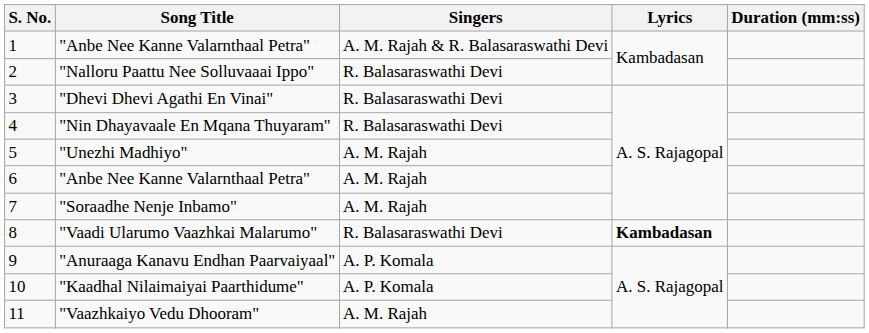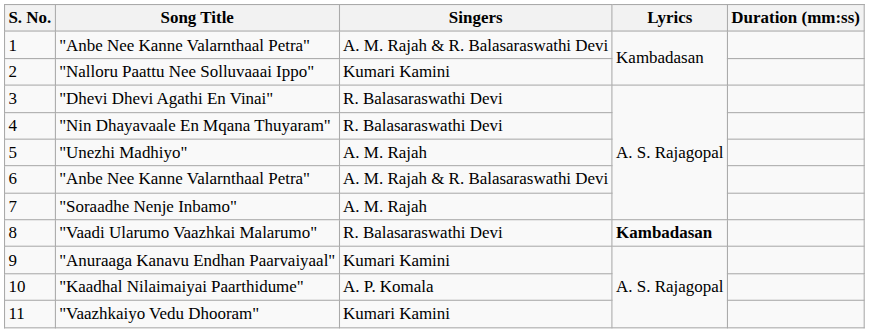(423, 71) R. Balasaraswathi Devi -> (397, 71) Kumari Kamini
(385, 179) A. M. Rajah -> (476, 179) A. M. Rajah & R. Balasaraswathi Devi
(388, 260) A. P. Komala -> (397, 260) Kumari Kamini
(385, 313) A. M. Rajah -> (397, 313) Kumari Kamini
